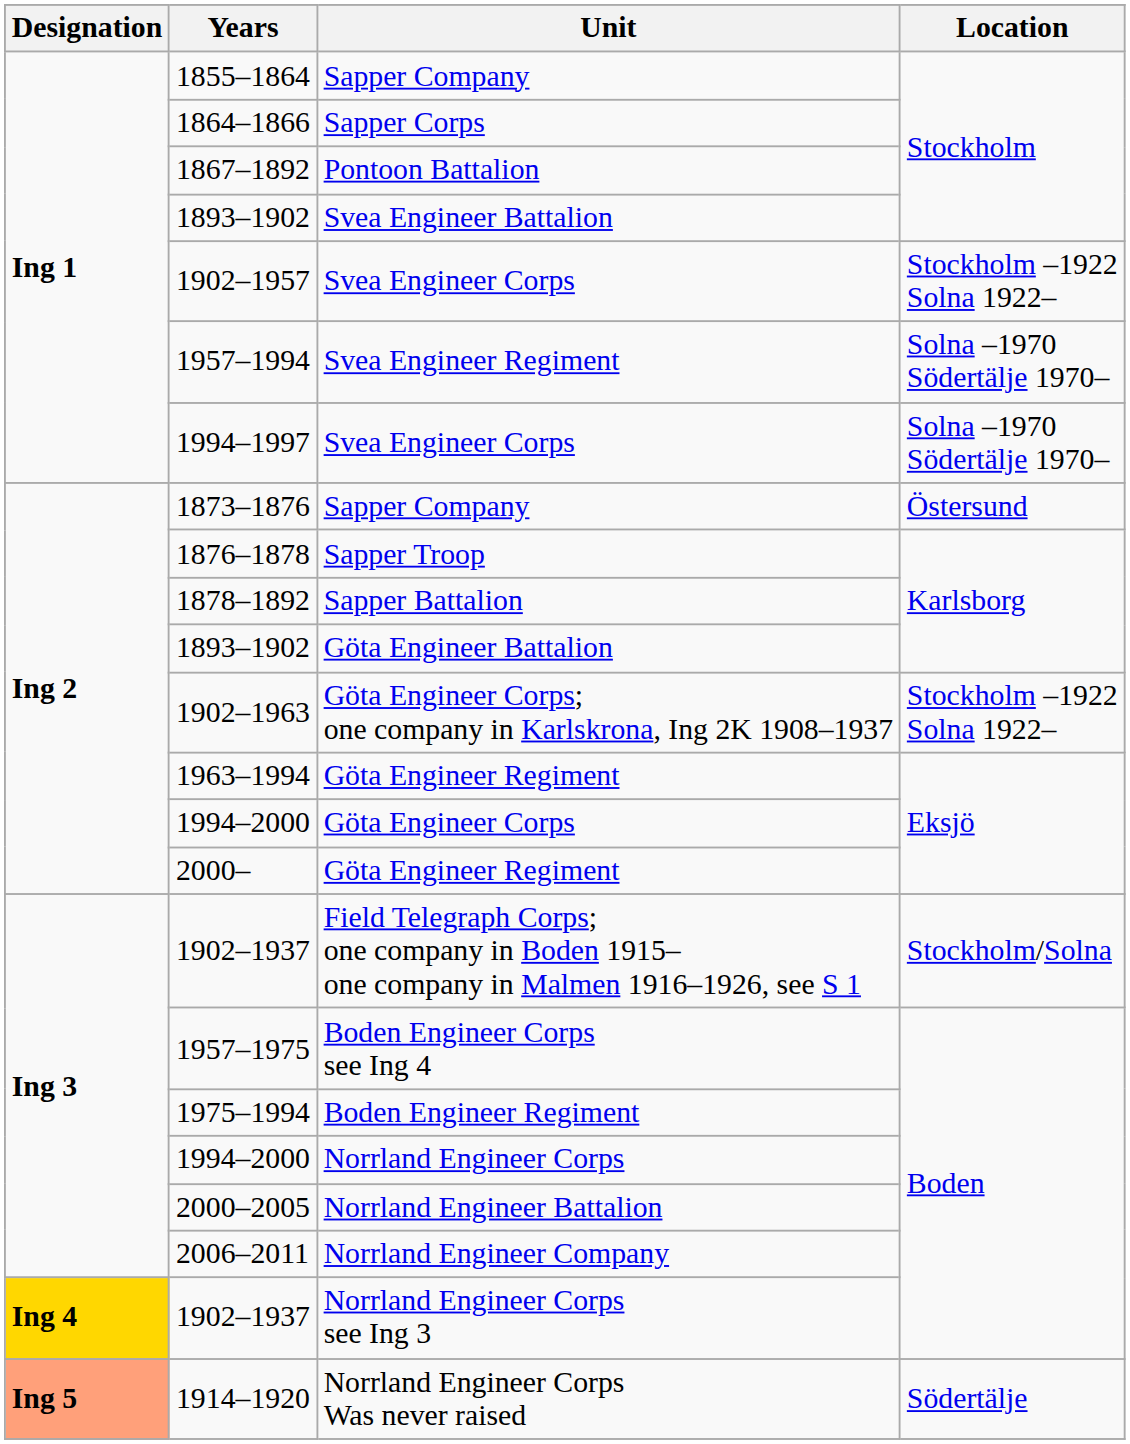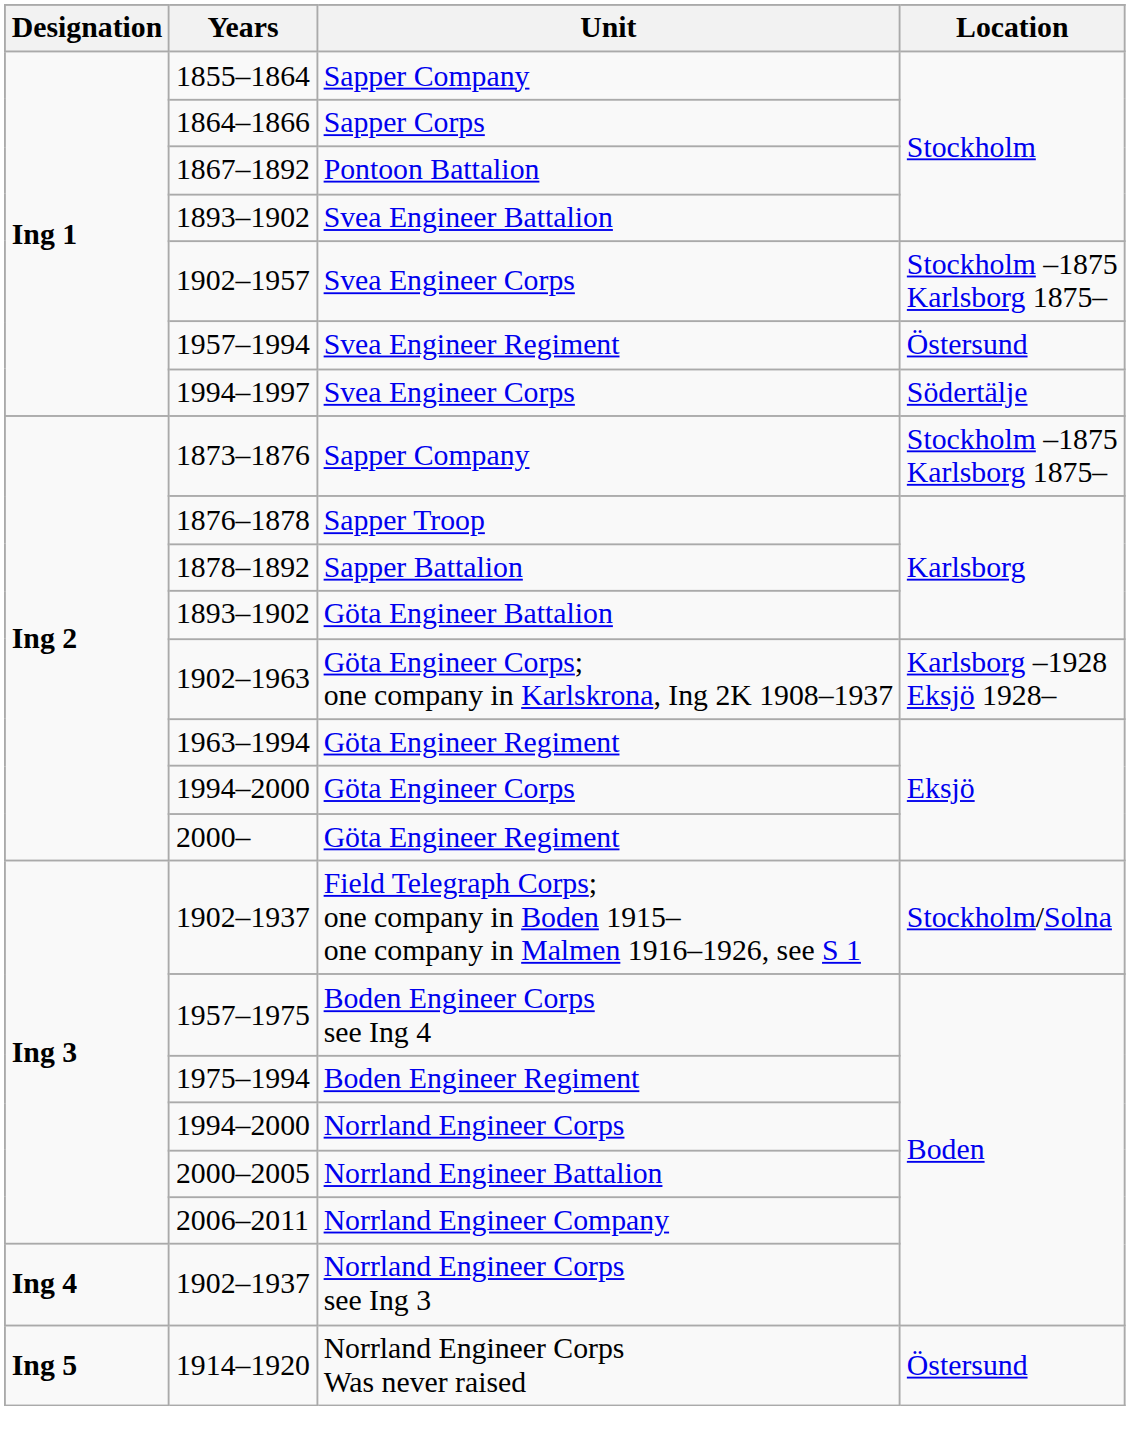(1012, 280) Stockholm –1922 Solna 1922– -> (1012, 280) Stockholm –1875 Karlsborg 1875–
(1008, 361) Solna –1970 Södertälje 1970– -> (967, 344) Östersund
(1008, 442) Solna –1970 Södertälje 1970– -> (967, 391) Södertälje
(967, 506) Östersund -> (1012, 455) Stockholm –1875 Karlsborg 1875–
(1012, 711) Stockholm –1922 Solna 1922– -> (1007, 678) Karlsborg –1928 Eksjö 1928–
(44, 1317) gold background -> (44, 1284) no background
(44, 1398) lightsalmon background -> (44, 1364) no background
(967, 1398) Södertälje -> (967, 1364) Östersund
